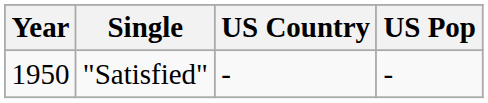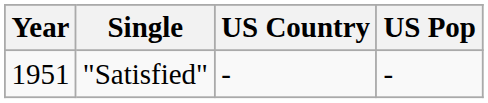(41, 73) 1950 -> (41, 73) 1951
